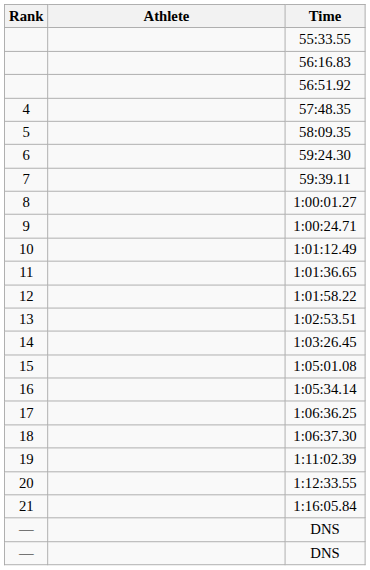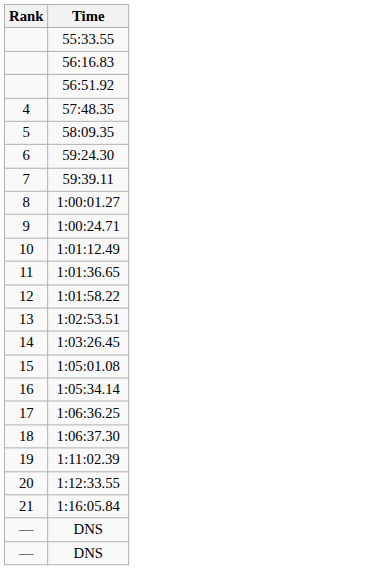- column: (166, 16)
